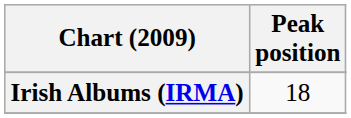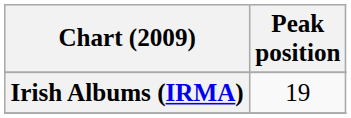(298, 92) 18 -> (298, 92) 19
